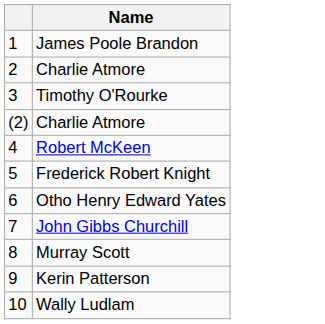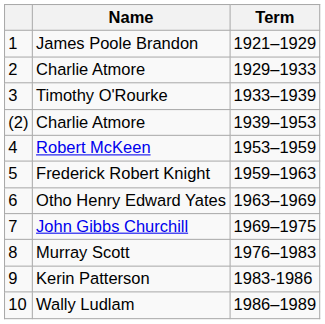+ column: (275, 17)
